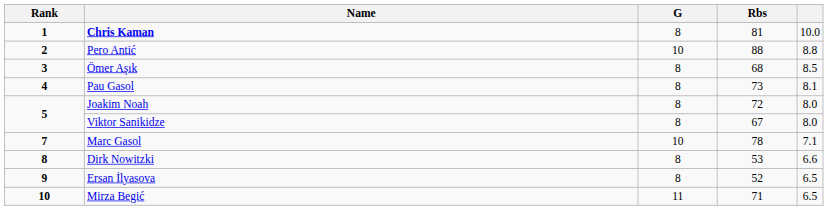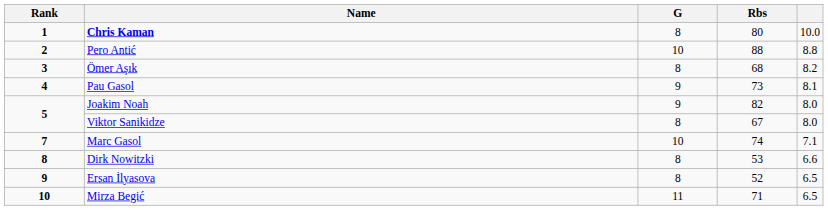(757, 31) 81 -> (757, 31) 80
(810, 68) 8.5 -> (810, 68) 8.2
(678, 86) 8 -> (678, 86) 9
(678, 104) 8 -> (678, 104) 9
(757, 104) 72 -> (757, 104) 82
(757, 141) 78 -> (757, 141) 74
